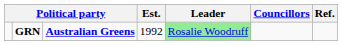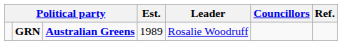(151, 31) 1992 -> (151, 31) 1989
(208, 31) lightgreen background -> (208, 31) no background
